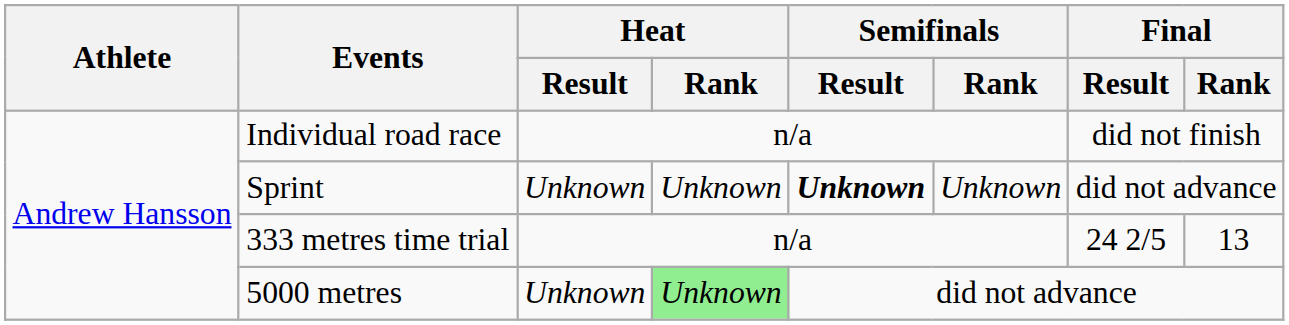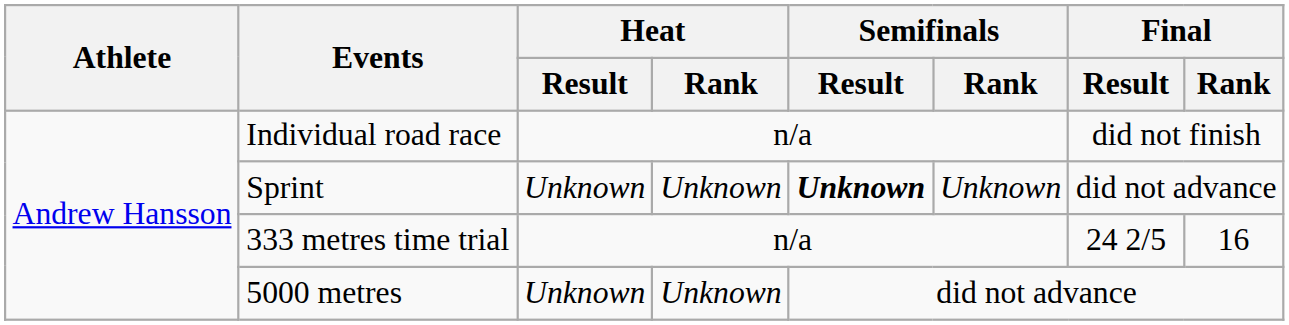(1234, 240) 13 -> (1234, 240) 16
(721, 292) lightgreen background -> (721, 292) no background
